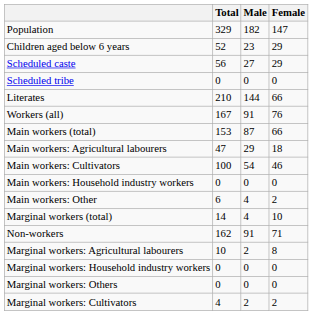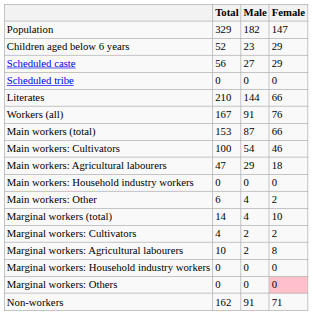rows swapped: (63, 166) <-> (87, 149)
rows swapped: (72, 302) <-> (35, 234)
(274, 285) no background -> (274, 285) pink background
